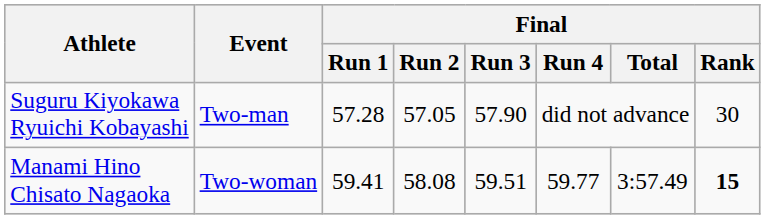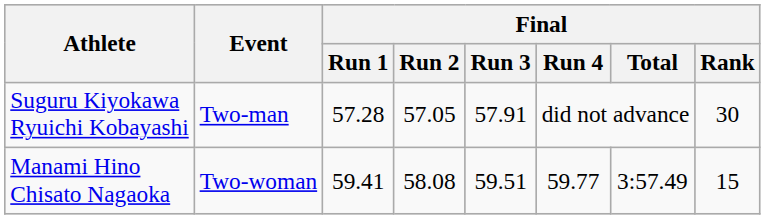(501, 114) 57.90 -> (501, 114) 57.91
(727, 180) bold -> (727, 180) normal
